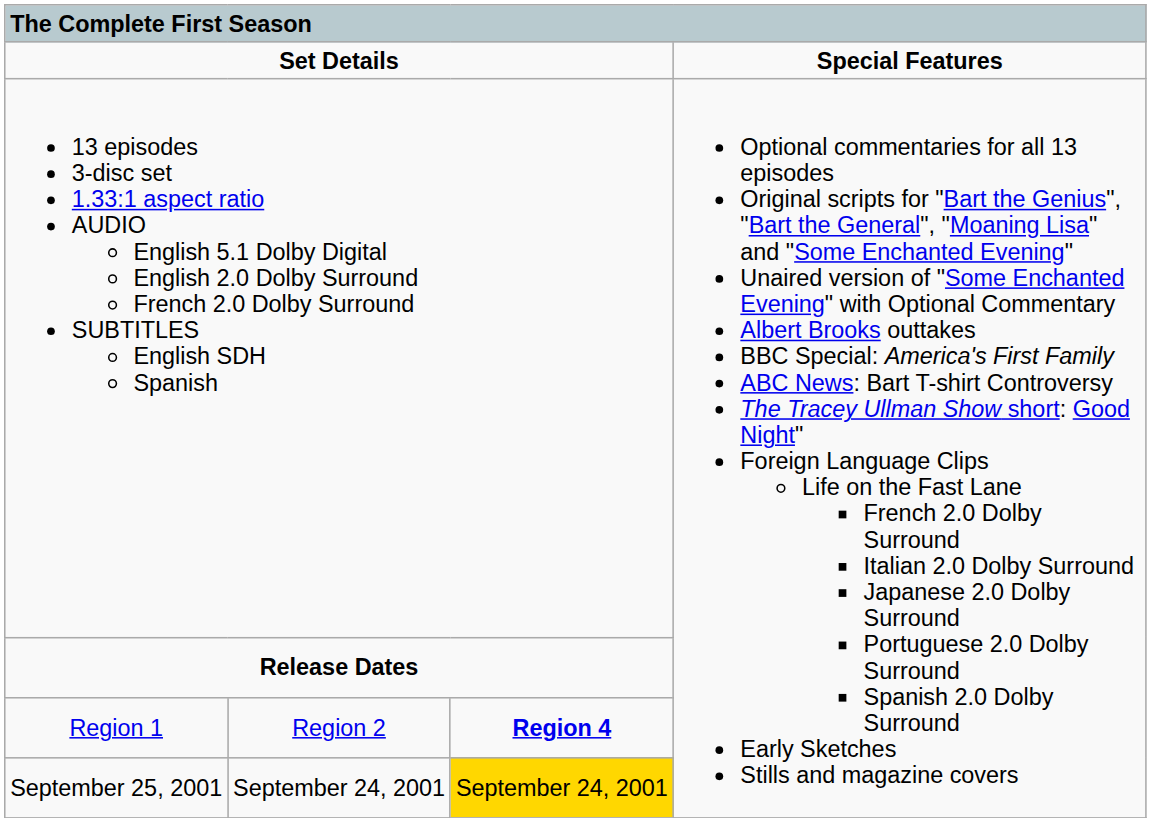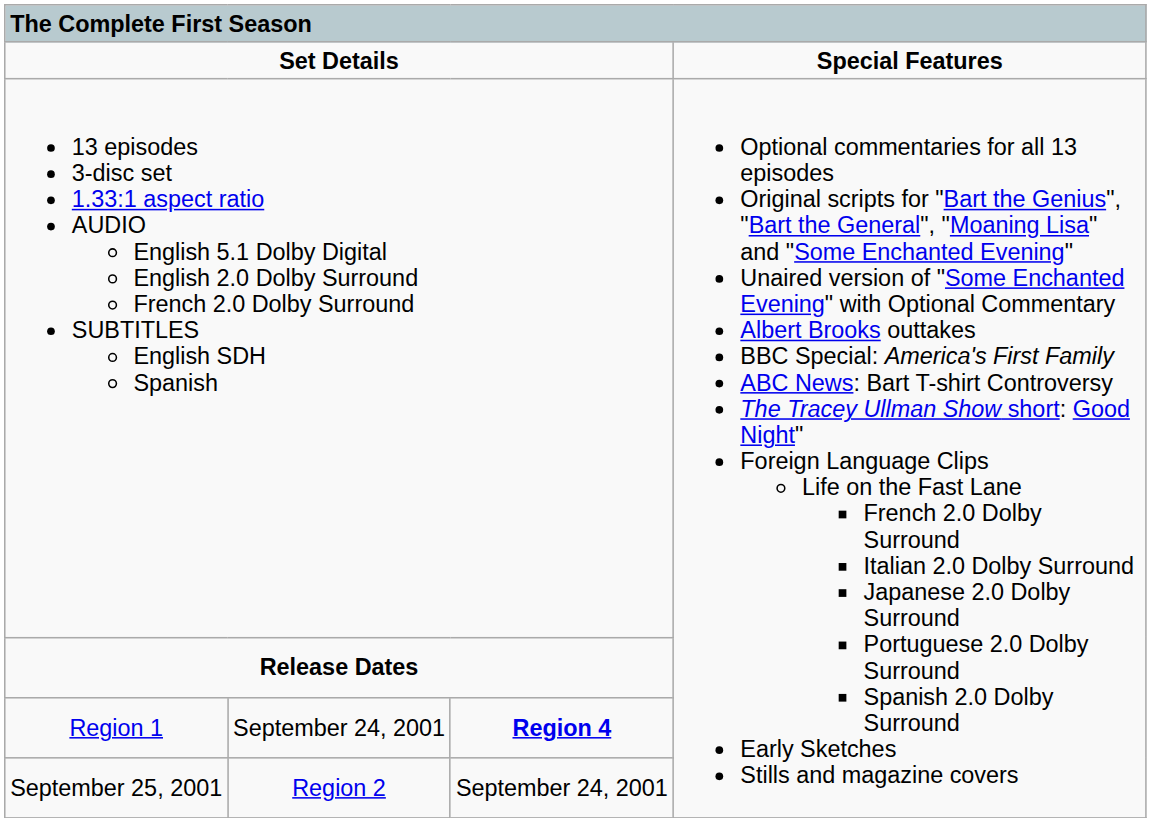(339, 728) Region 2 -> (339, 728) September 24, 2001
(339, 787) September 24, 2001 -> (339, 787) Region 2
(562, 787) gold background -> (562, 787) no background
